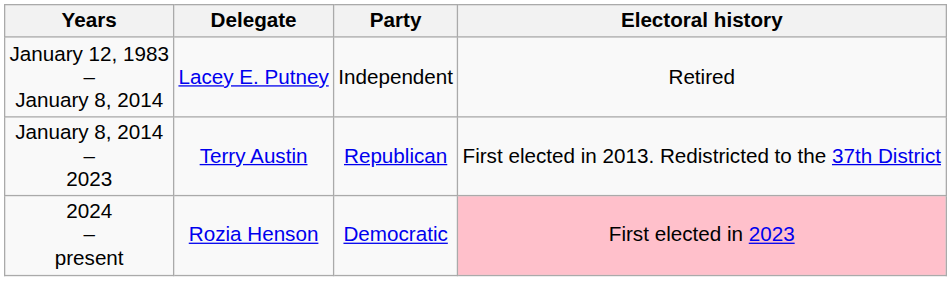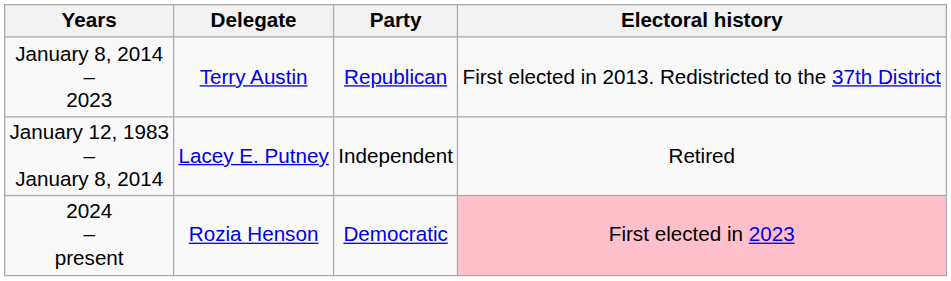rows swapped: (89, 76) <-> (89, 155)
